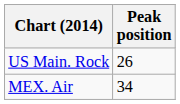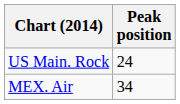(125, 61) 26 -> (125, 61) 24
